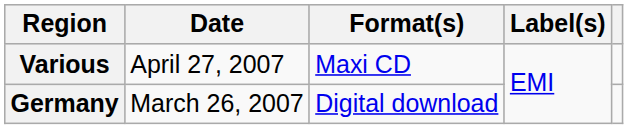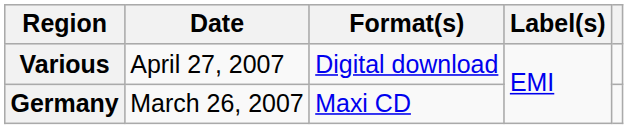(363, 63) Maxi CD -> (407, 63) Digital download
(407, 103) Digital download -> (363, 103) Maxi CD
